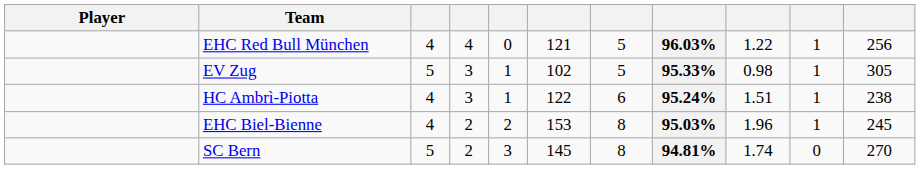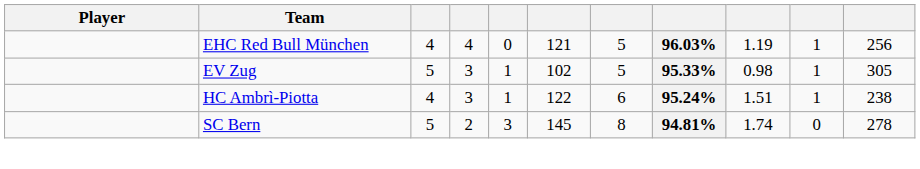(758, 44) 1.22 -> (758, 44) 1.19
- row: (262, 124)
(879, 151) 270 -> (879, 124) 278
